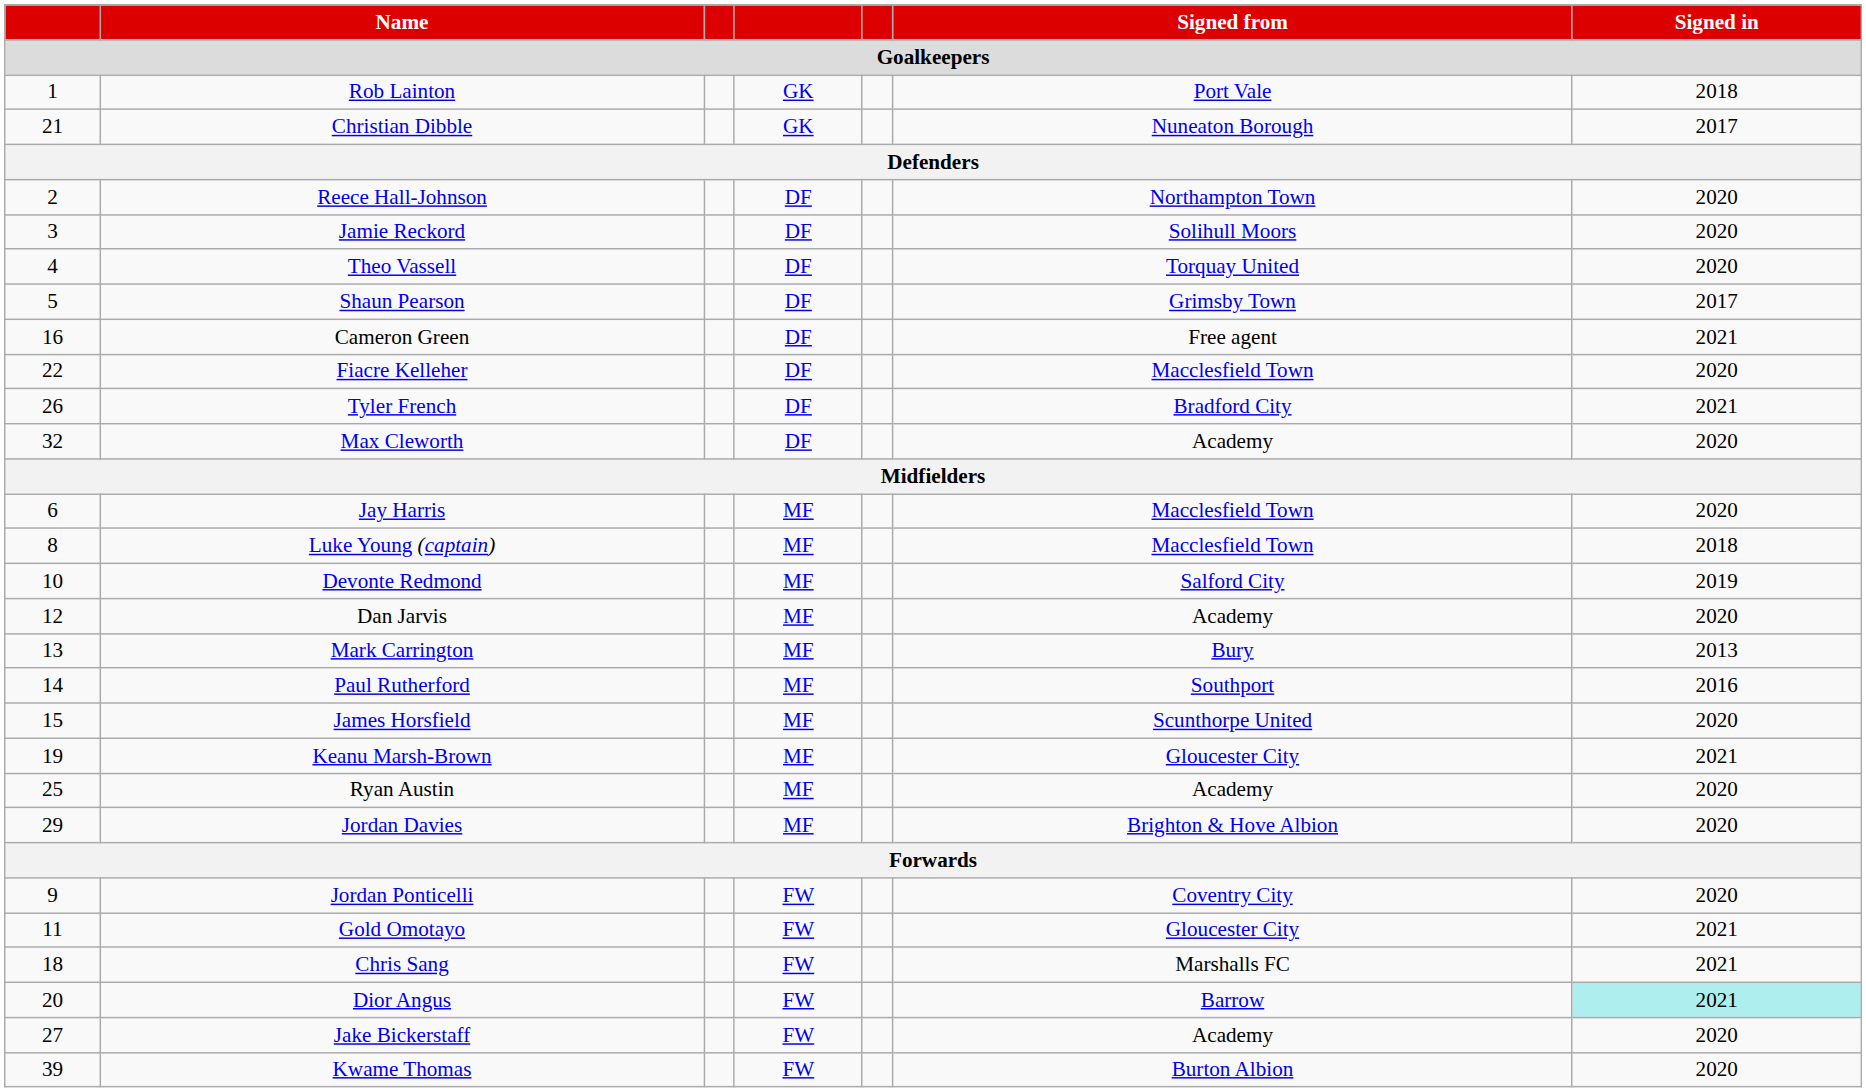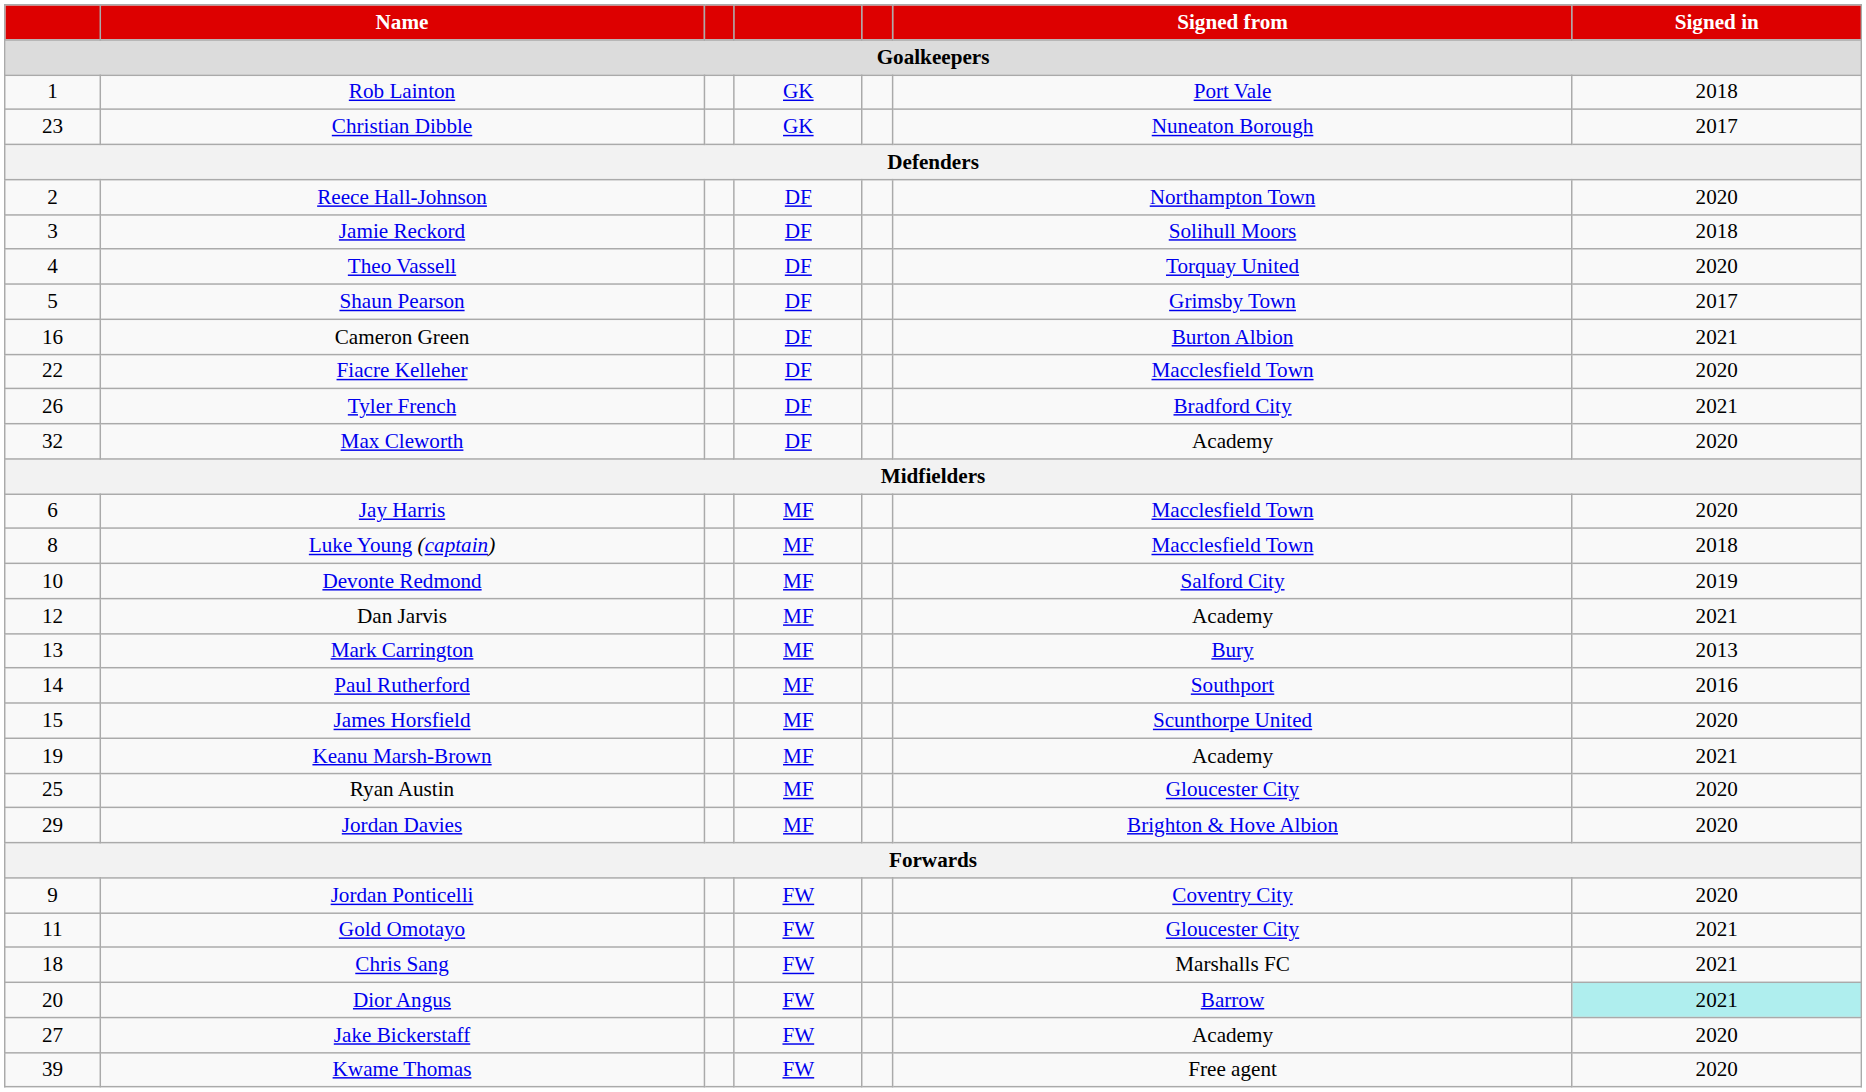(52, 127) 21 -> (52, 127) 23
(1717, 231) 2020 -> (1717, 231) 2018
(1233, 336) Free agent -> (1233, 336) Burton Albion
(1717, 615) 2020 -> (1717, 615) 2021
(1233, 755) Gloucester City -> (1233, 755) Academy
(1233, 790) Academy -> (1233, 790) Gloucester City
(1233, 1069) Burton Albion -> (1233, 1069) Free agent
